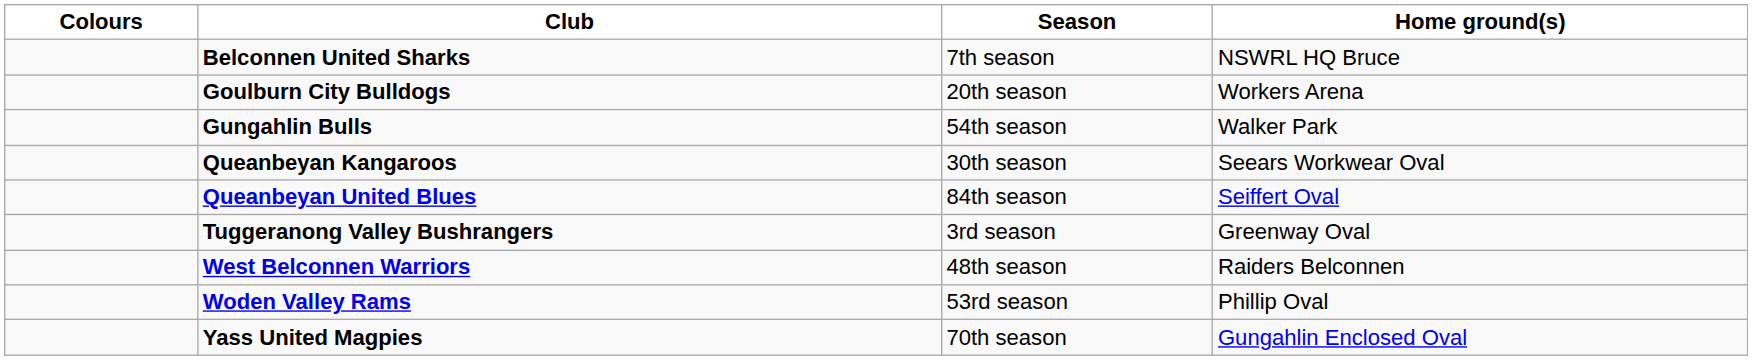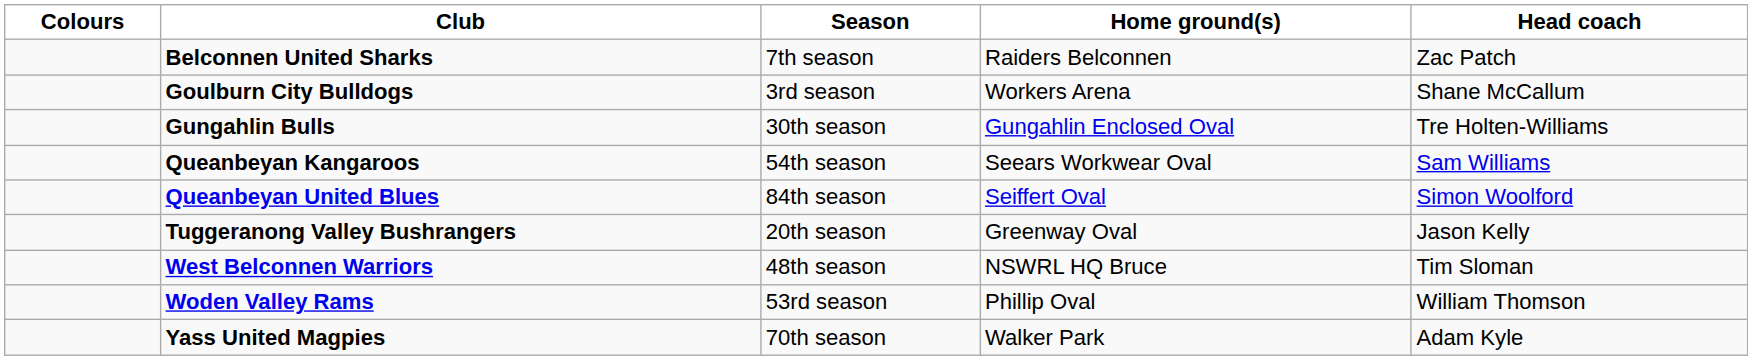+ column: (1580, 22)
(1309, 57) NSWRL HQ Bruce -> (1078, 57) Raiders Belconnen
(1007, 92) 20th season -> (820, 92) 3rd season
(1007, 127) 54th season -> (826, 127) 30th season
(1278, 127) Walker Park -> (1110, 127) Gungahlin Enclosed Oval
(1007, 162) 30th season -> (826, 162) 54th season
(1001, 232) 3rd season -> (826, 232) 20th season
(1311, 267) Raiders Belconnen -> (1076, 267) NSWRL HQ Bruce
(1343, 337) Gungahlin Enclosed Oval -> (1045, 337) Walker Park
